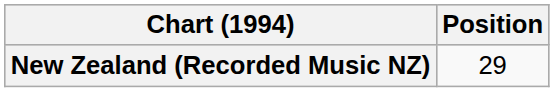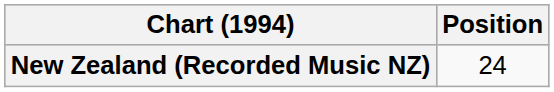(493, 65) 29 -> (493, 65) 24
